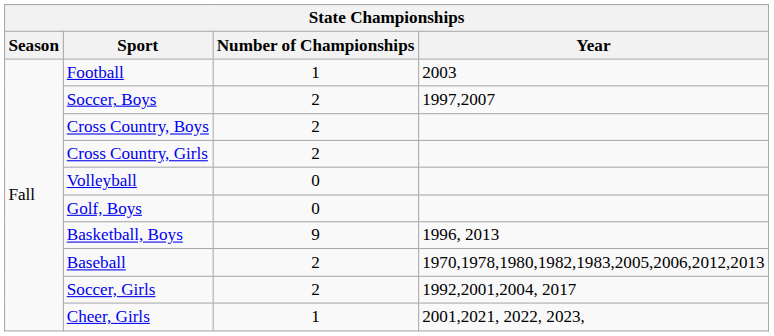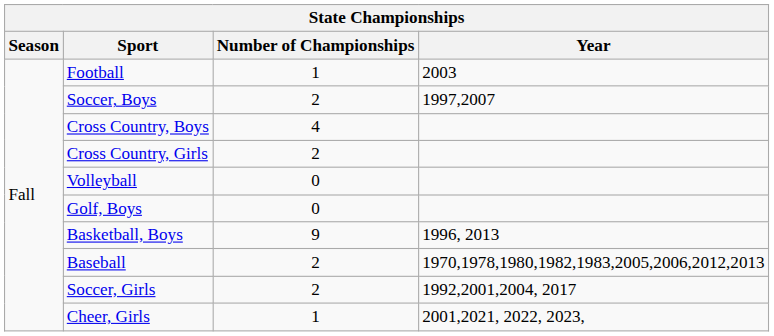(316, 126) 2 -> (316, 126) 4
